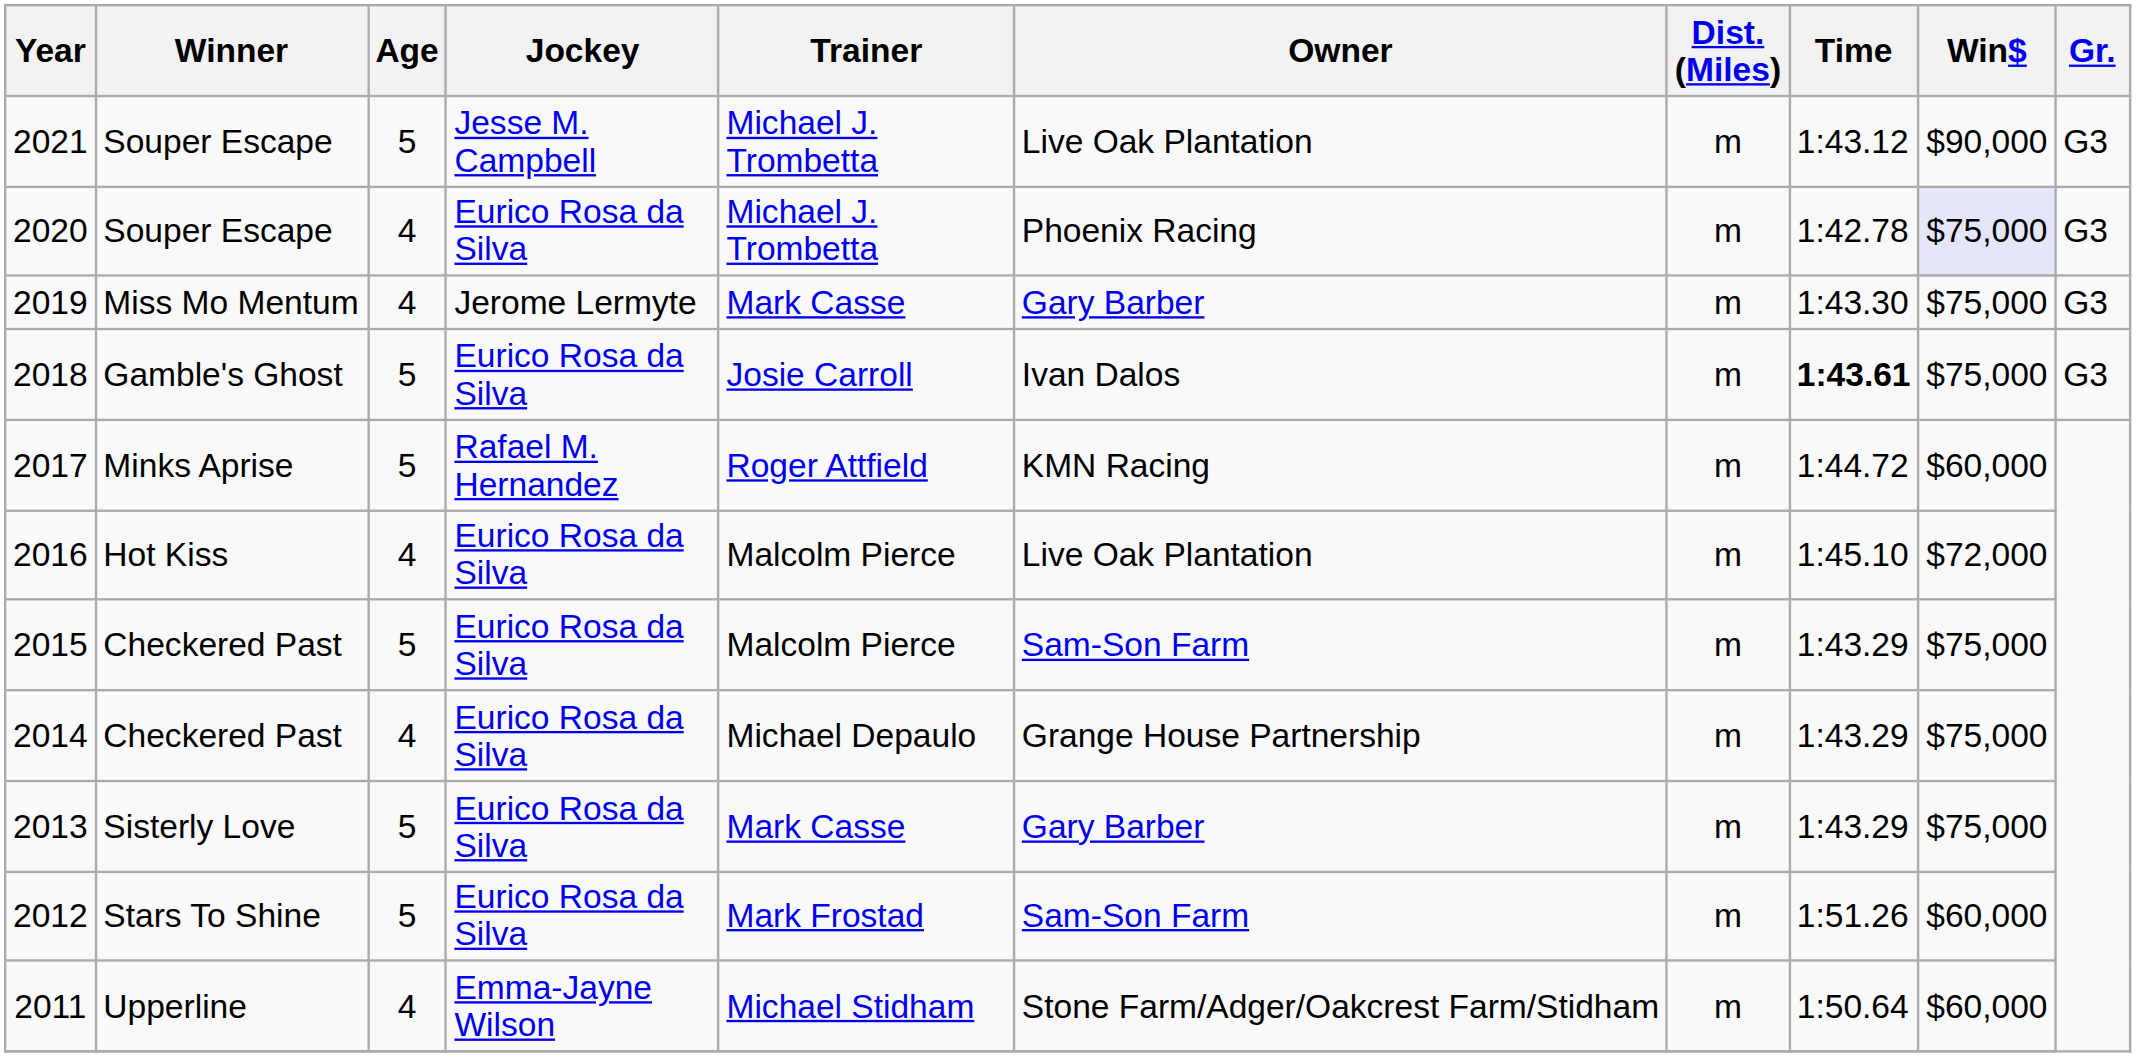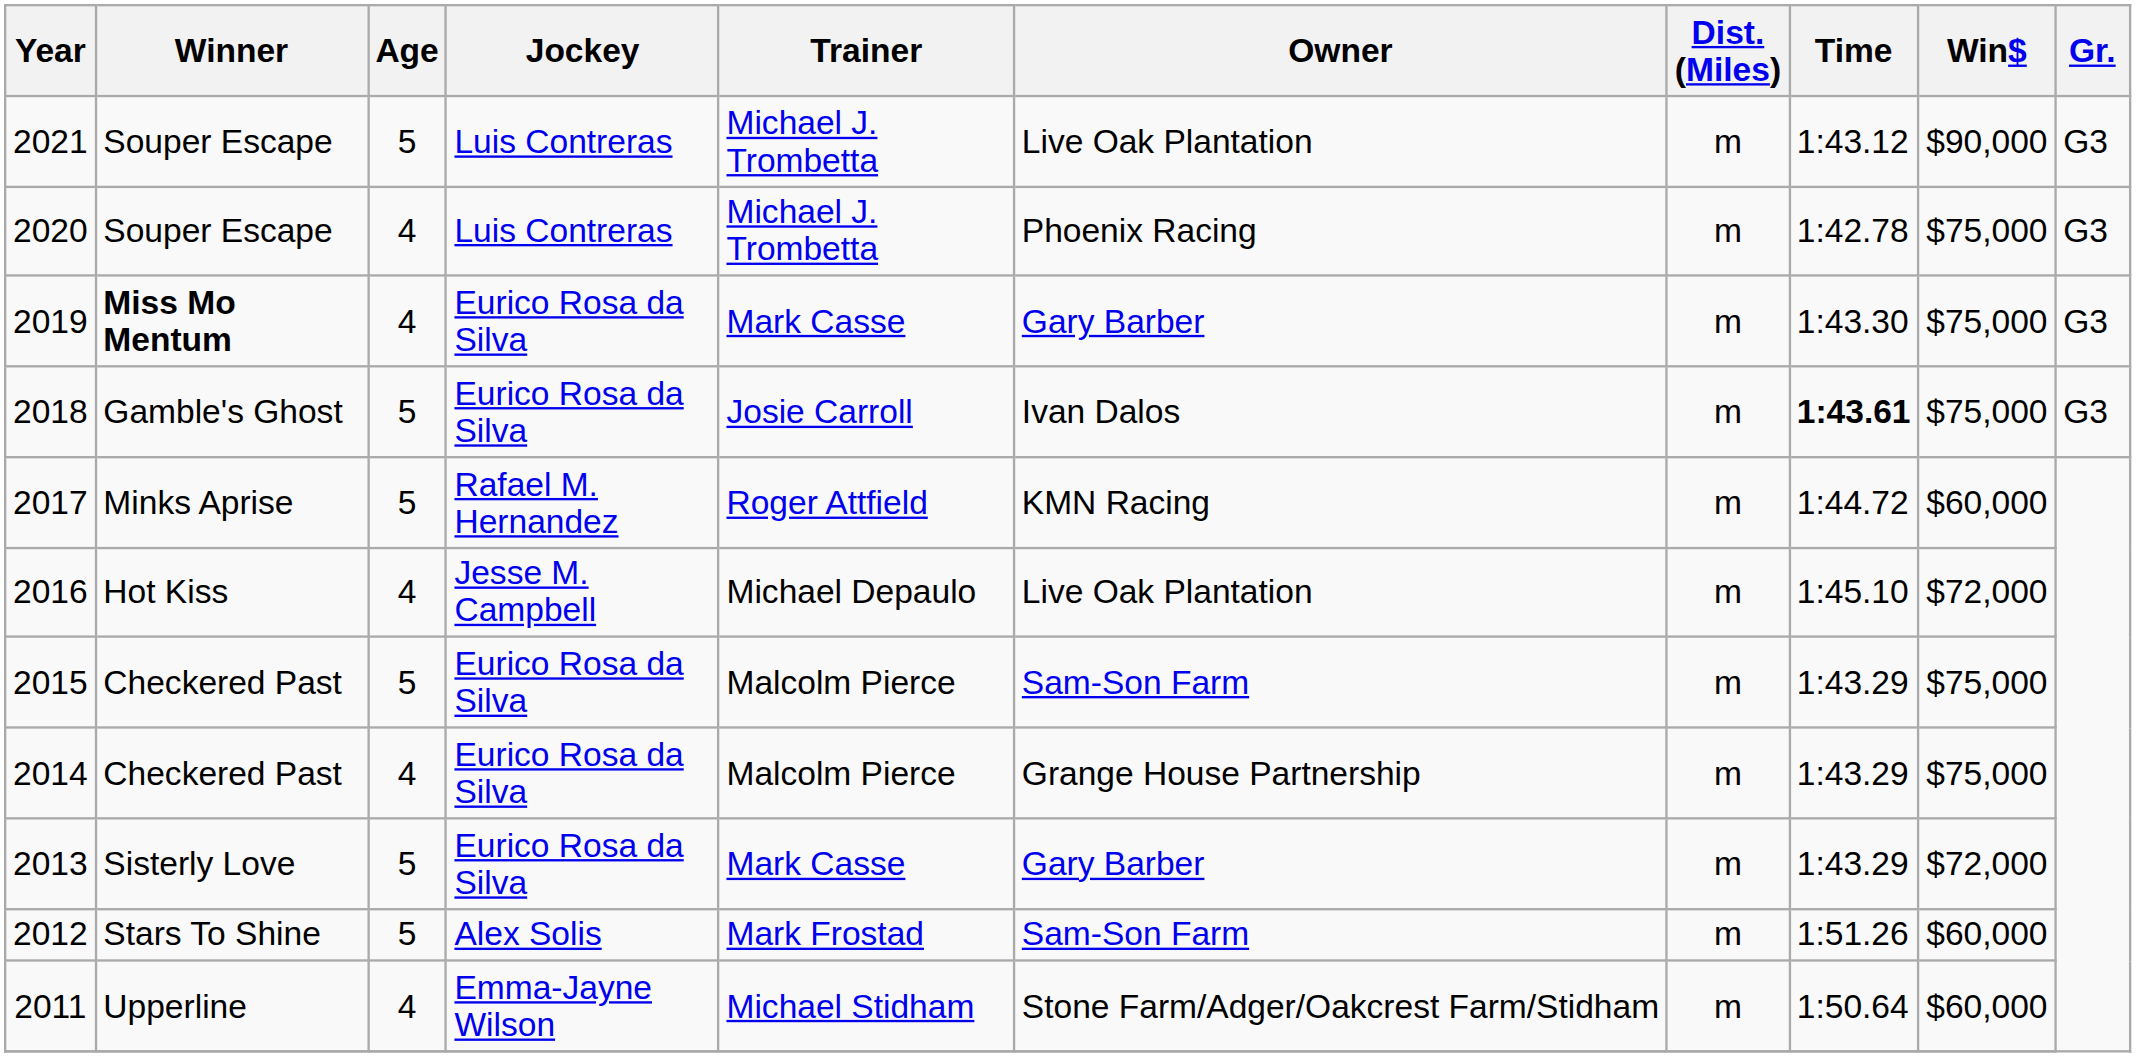(525, 141) Jesse M. Campbell -> (563, 141) Luis Contreras
(569, 231) Eurico Rosa da Silva -> (563, 231) Luis Contreras
(1987, 231) lavender background -> (1987, 231) no background
(231, 303) normal -> (170, 322) bold
(576, 303) Jerome Lermyte -> (569, 322) Eurico Rosa da Silva
(569, 555) Eurico Rosa da Silva -> (525, 592) Jesse M. Campbell
(841, 555) Malcolm Pierce -> (851, 592) Michael Depaulo
(851, 736) Michael Depaulo -> (841, 773) Malcolm Pierce
(1987, 826) $75,000 -> (1987, 863) $72,000
(569, 916) Eurico Rosa da Silva -> (528, 935) Alex Solis
